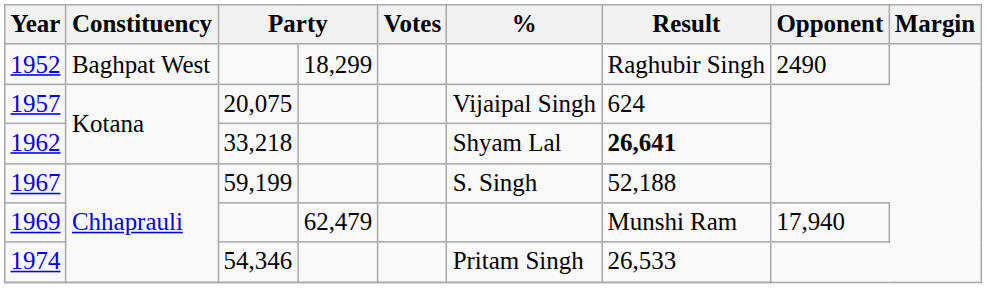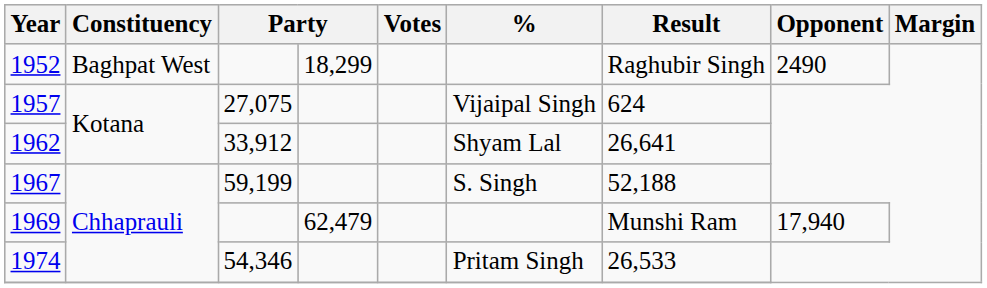(258, 103) 20,075 -> (258, 103) 27,075
(258, 143) 33,218 -> (258, 143) 33,912
(642, 143) bold -> (642, 143) normal
